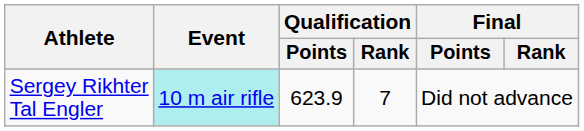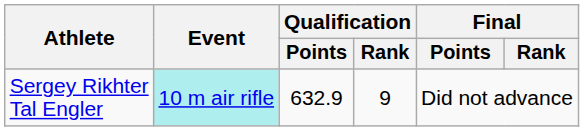(317, 98) 623.9 -> (317, 98) 632.9
(385, 98) 7 -> (385, 98) 9
